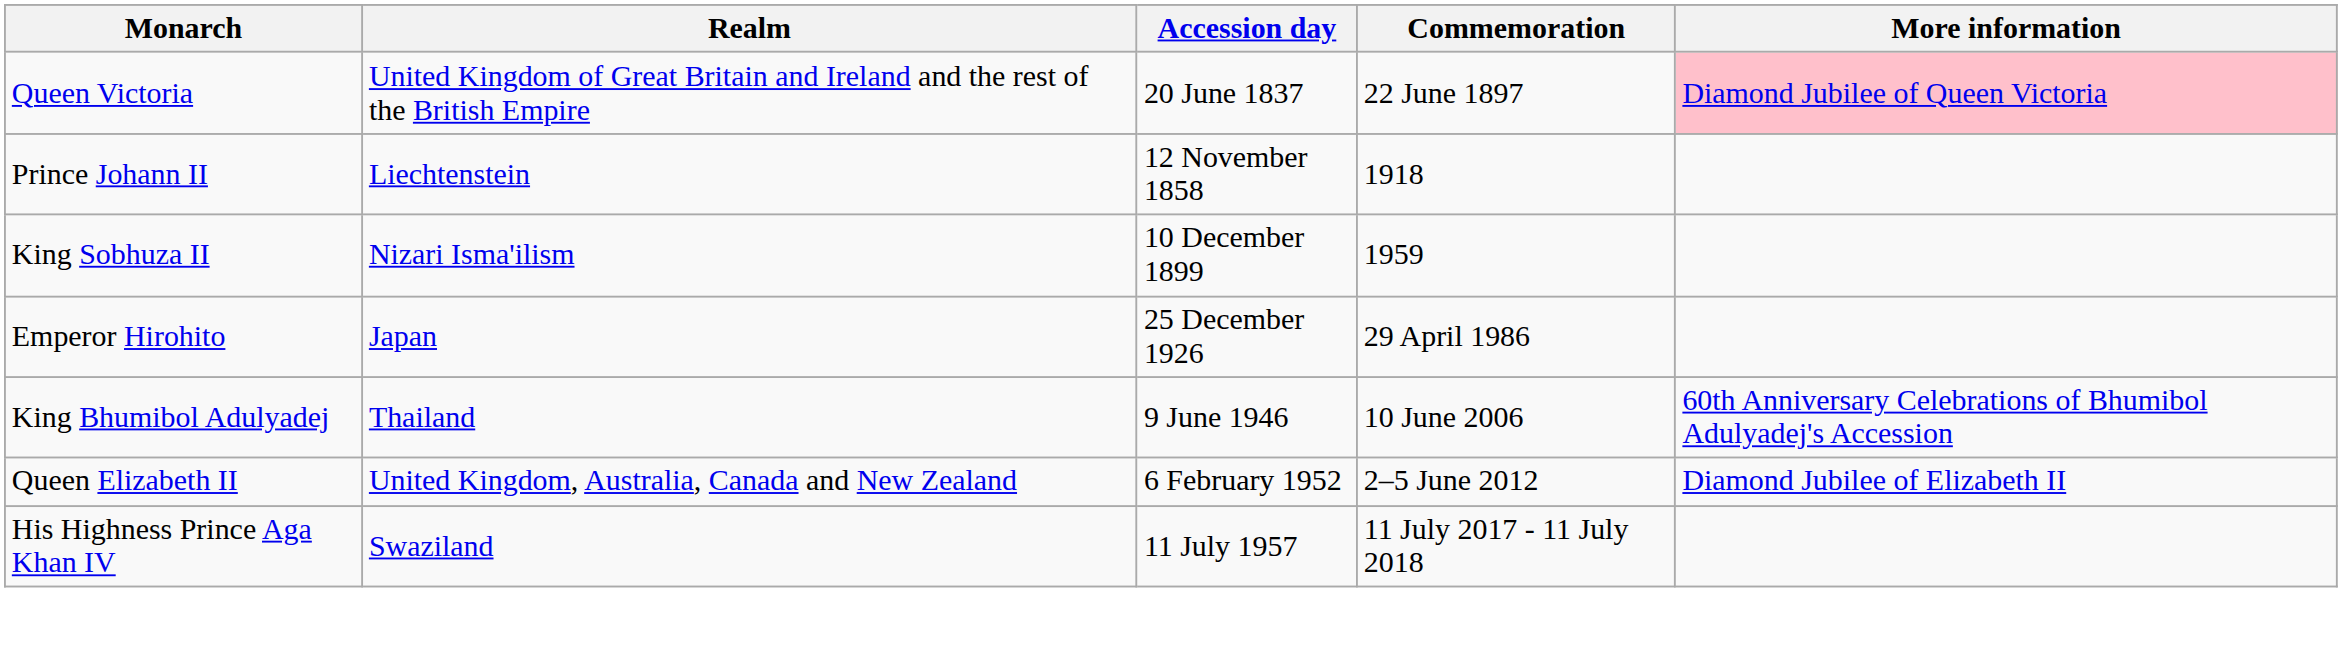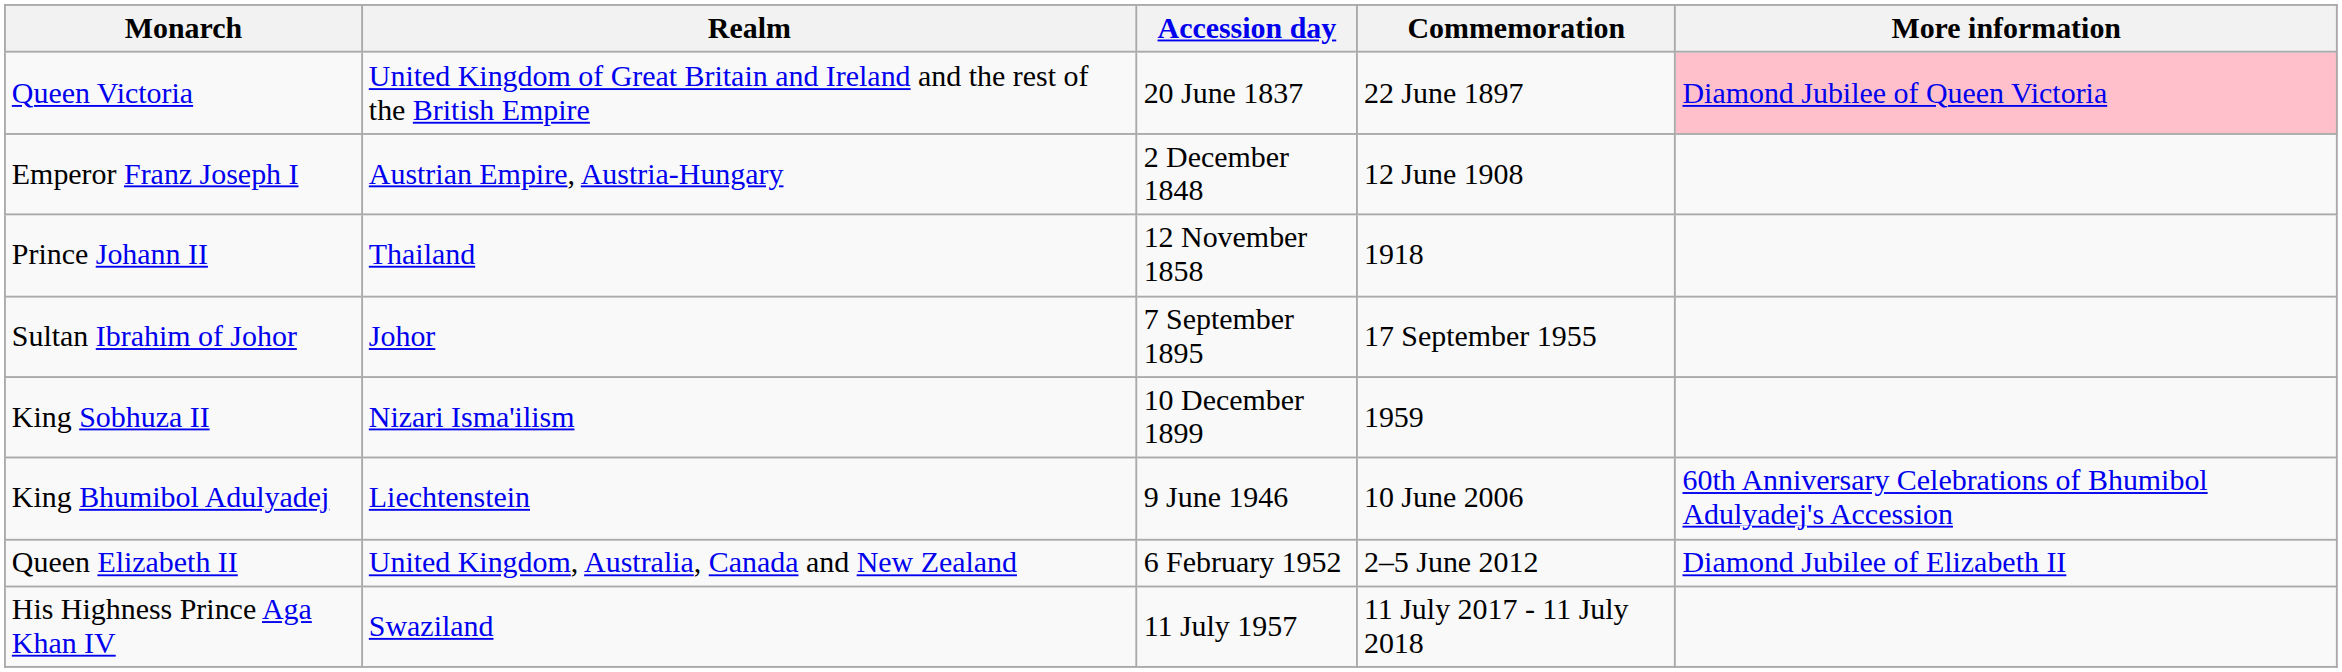+ row: (155, 173)
(449, 173) Liechtenstein -> (422, 254) Thailand
+ row: (154, 335)
- row: (119, 335)
(422, 416) Thailand -> (449, 498) Liechtenstein
